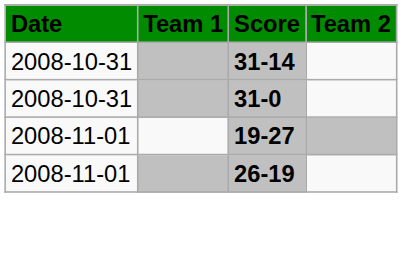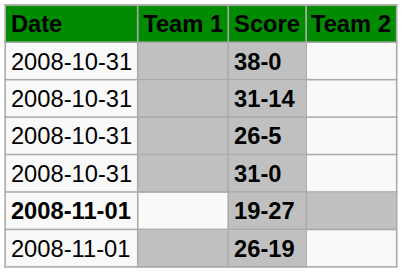+ row: (258, 61)
+ row: (258, 136)
(71, 136) normal -> (71, 211) bold
